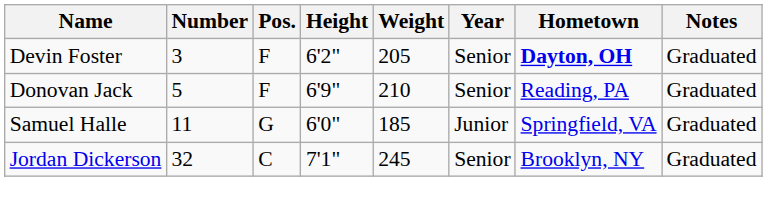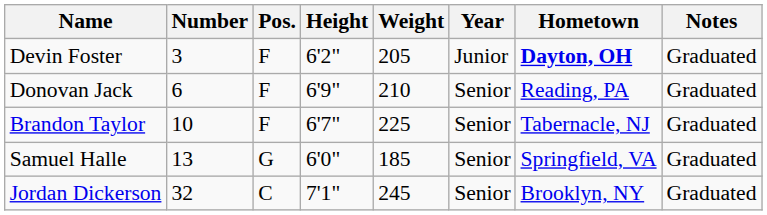(482, 55) Senior -> (481, 55) Junior
(177, 90) 5 -> (177, 90) 6
+ row: (77, 124)
(182, 124) 11 -> (182, 158) 13
(481, 124) Junior -> (482, 158) Senior
